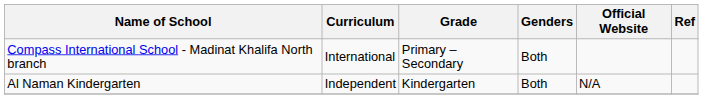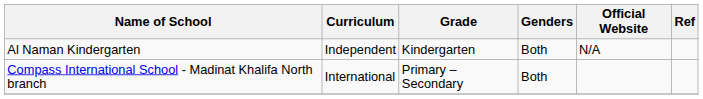rows swapped: (74, 84) <-> (160, 56)
